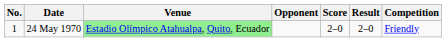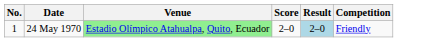- column: (296, 12)
(366, 28) no background -> (317, 28) lightblue background
